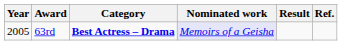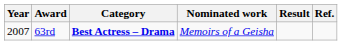(18, 31) 2005 -> (18, 31) 2007
(227, 31) lavender background -> (227, 31) no background
